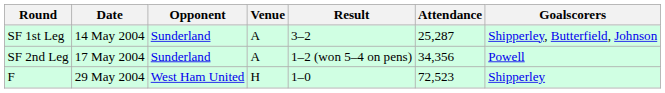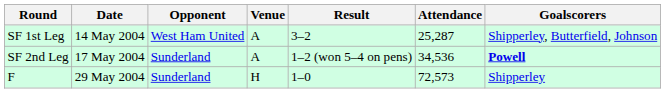(181, 35) Sunderland -> (198, 35) West Ham United
(436, 56) 34,356 -> (436, 56) 34,536
(506, 56) normal -> (507, 56) bold
(198, 77) West Ham United -> (181, 77) Sunderland
(436, 77) 72,523 -> (436, 77) 72,573
